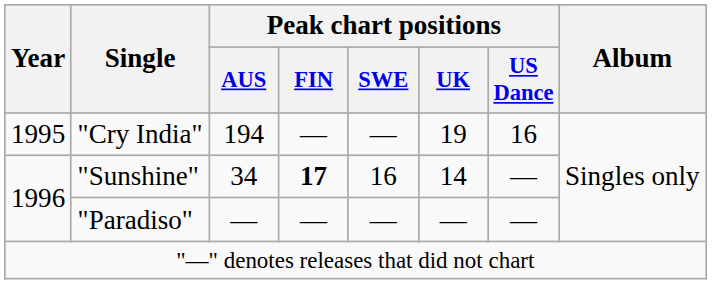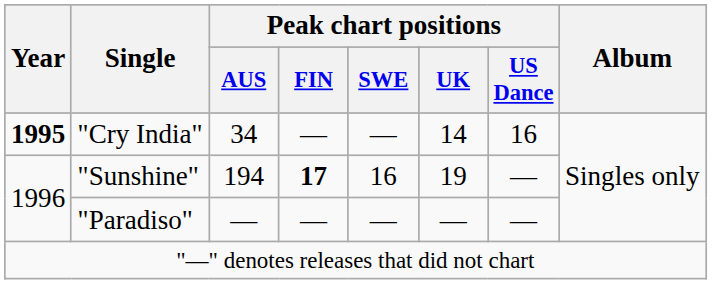(38, 133) normal -> (38, 133) bold
(244, 133) 194 -> (244, 133) 34
(453, 133) 19 -> (453, 133) 14
(244, 176) 34 -> (244, 176) 194
(453, 176) 14 -> (453, 176) 19
